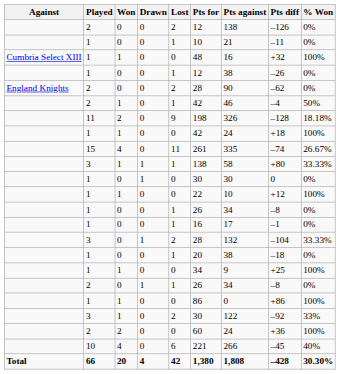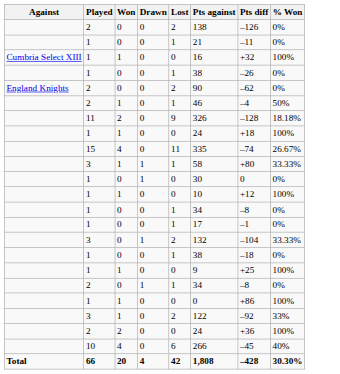- column: (206, 12)
